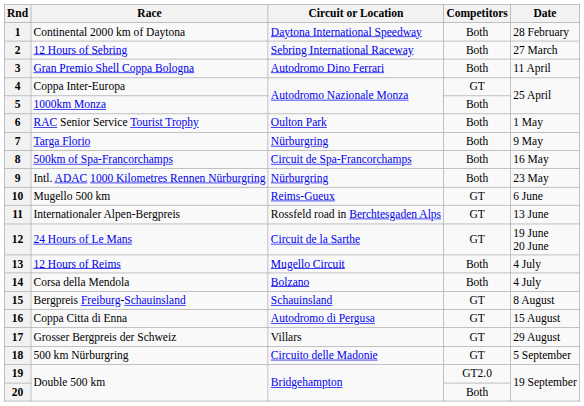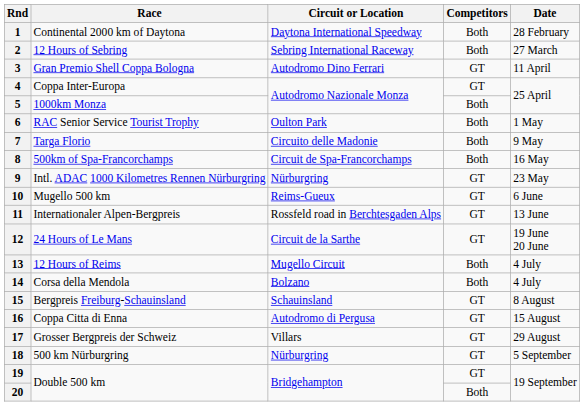(477, 68) Both -> (477, 68) GT
(300, 141) Nürburgring -> (324, 141) Circuito delle Madonie
(477, 178) Both -> (477, 178) GT
(324, 355) Circuito delle Madonie -> (300, 355) Nürburgring
(477, 373) GT2.0 -> (477, 373) GT
